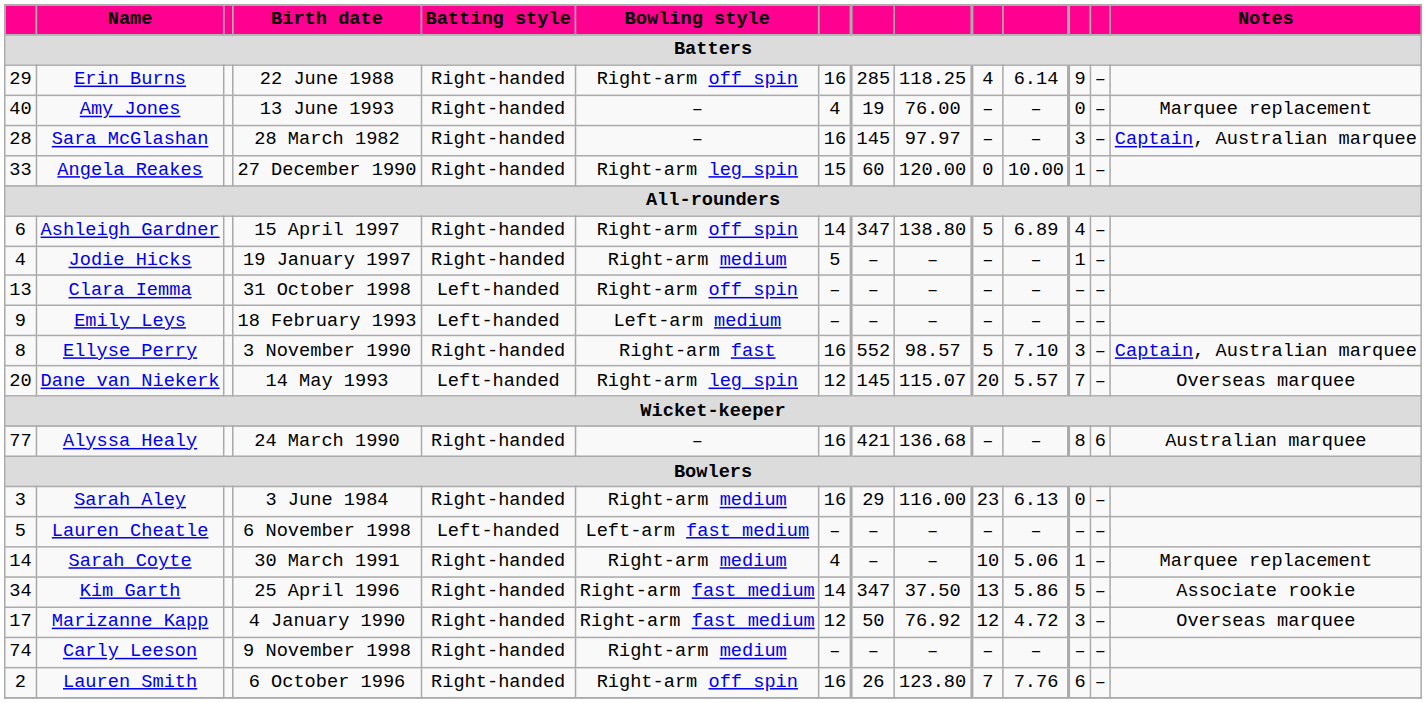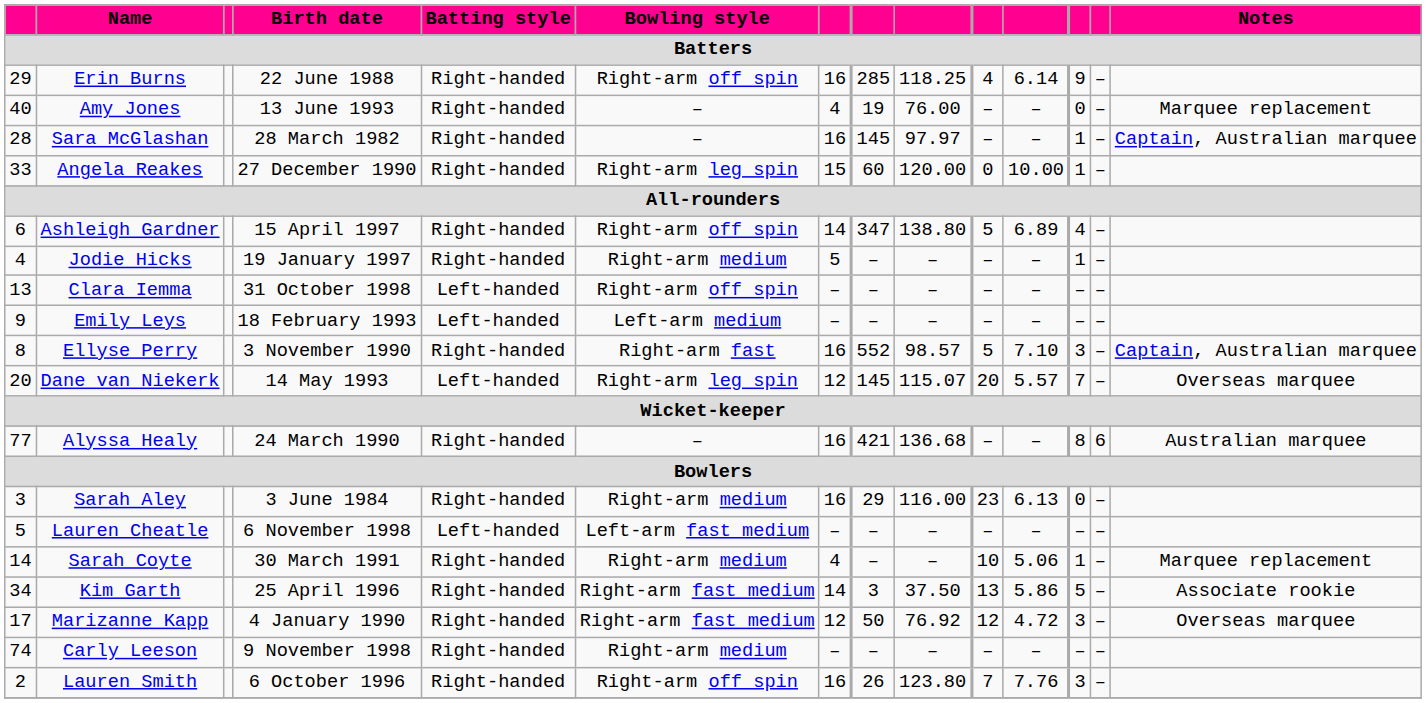(1080, 141) 3 -> (1080, 141) 1
(873, 592) 347 -> (873, 592) 3
(1080, 682) 6 -> (1080, 682) 3
